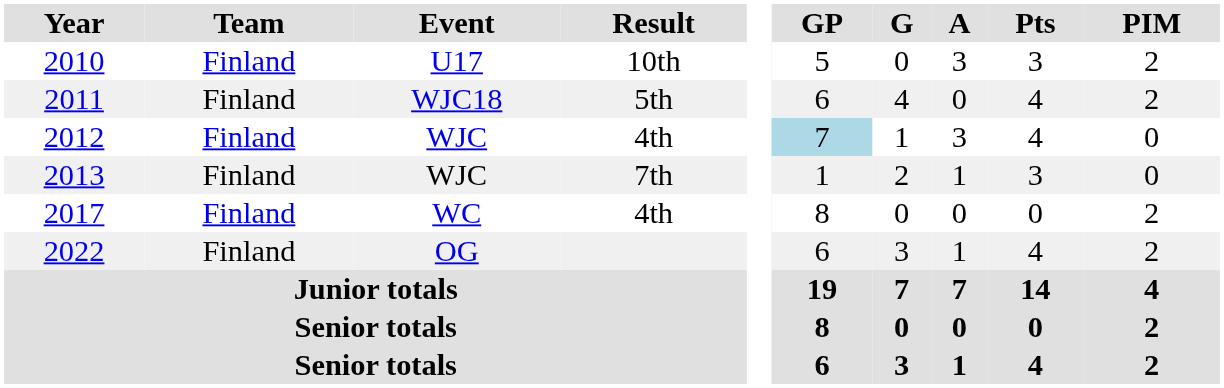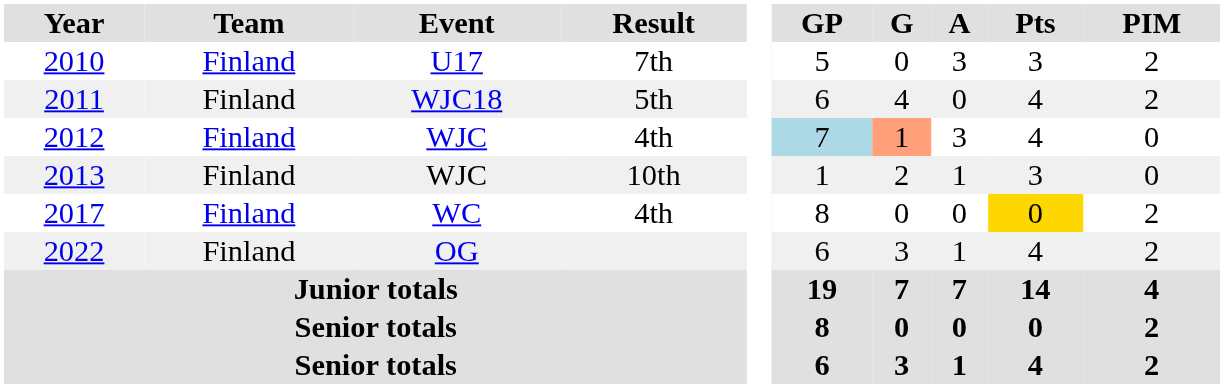(654, 60) 10th -> (654, 60) 7th
(902, 136) no background -> (902, 136) lightsalmon background
(654, 174) 7th -> (654, 174) 10th
(1035, 212) no background -> (1035, 212) gold background
